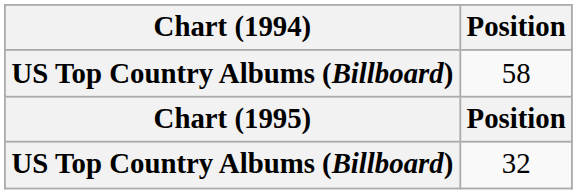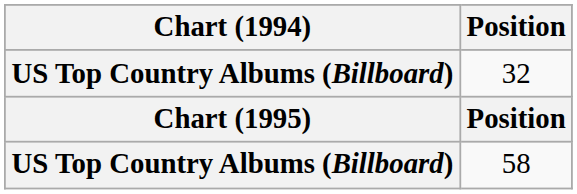rows swapped: (516, 73) <-> (516, 164)
